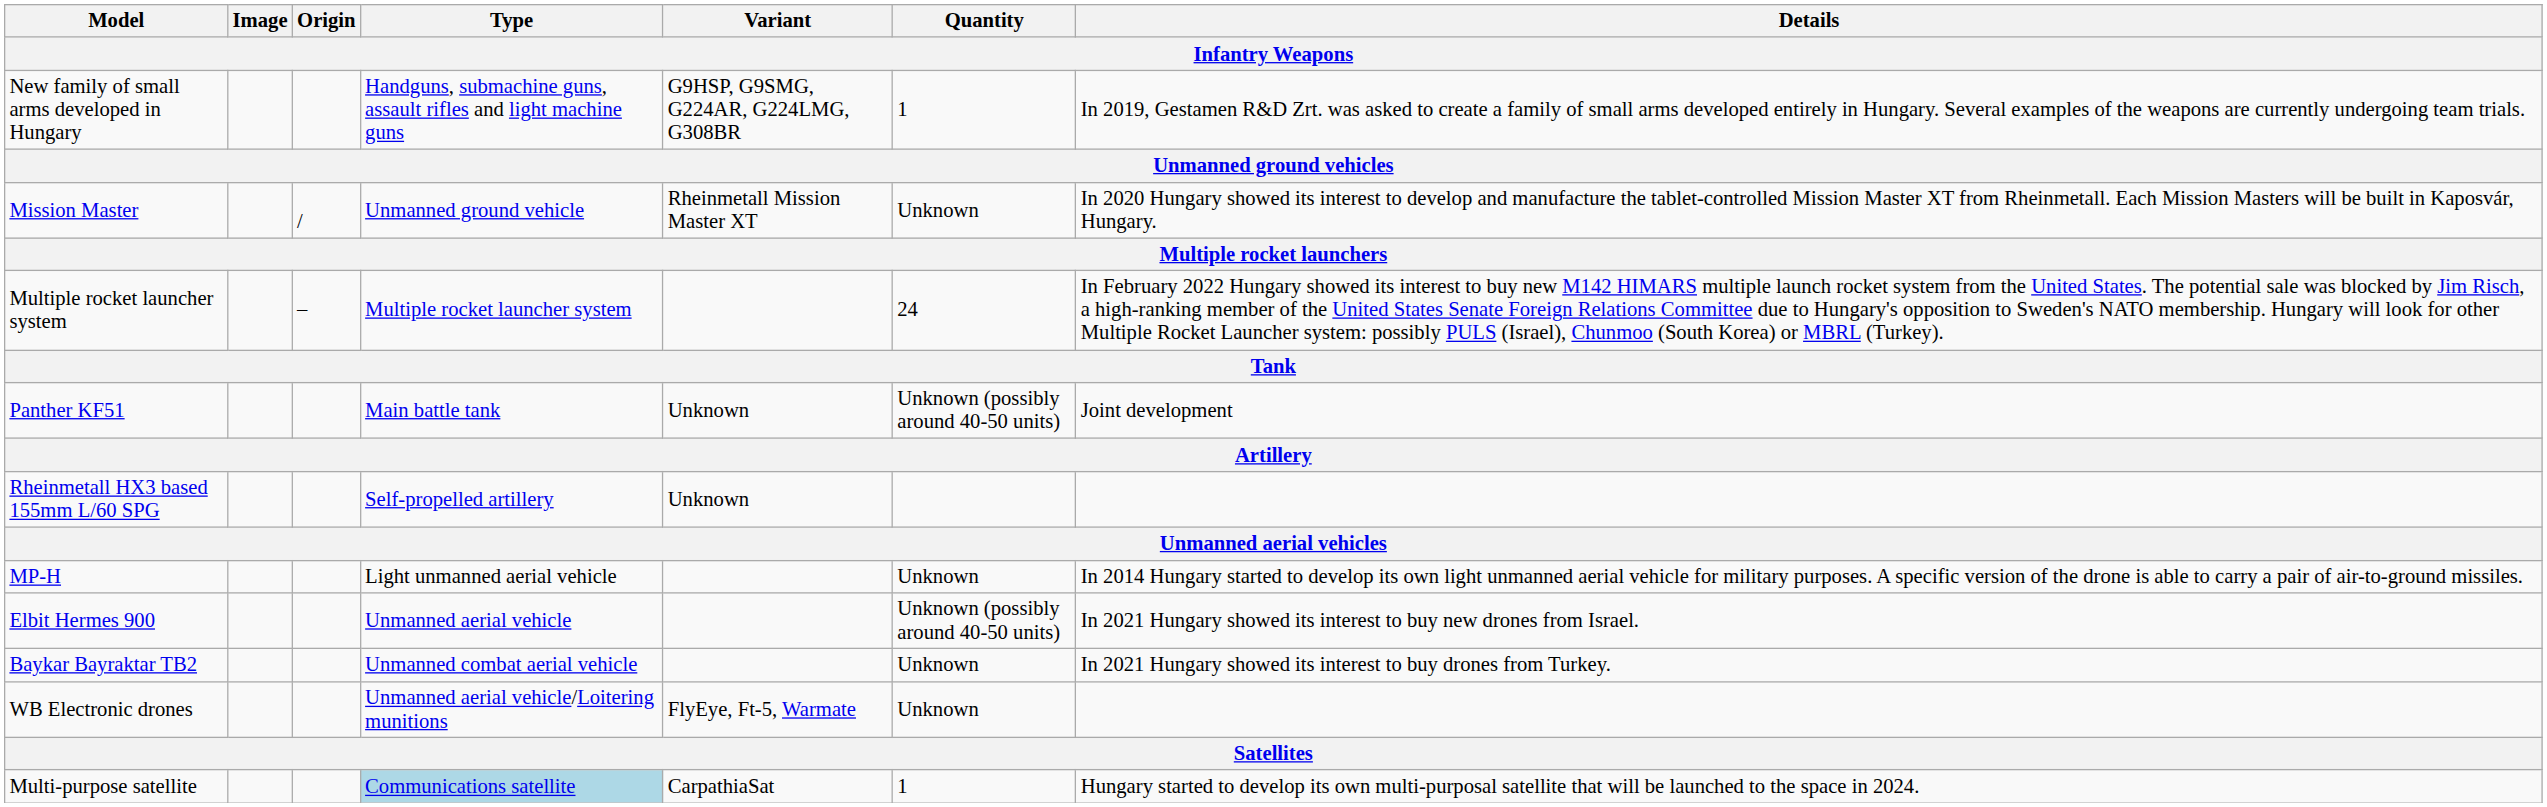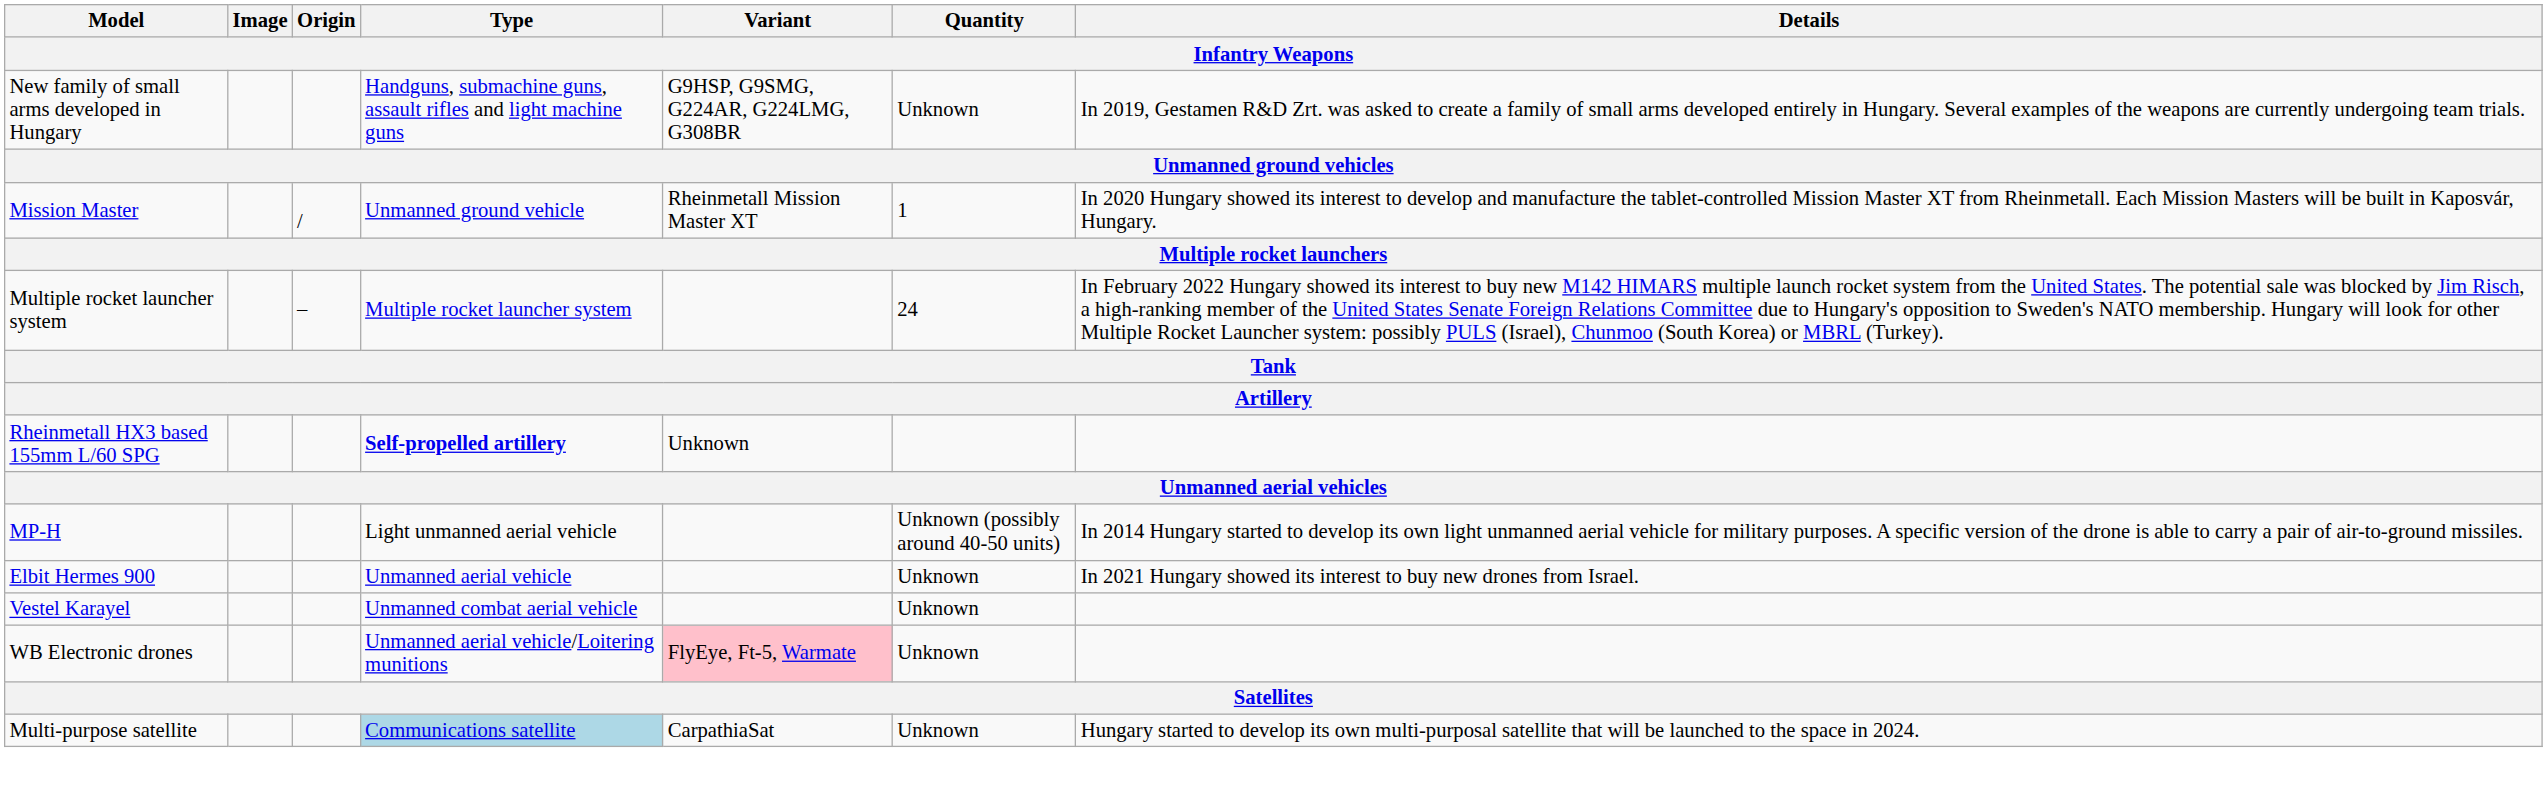(902, 109) 1 -> (938, 109) Unknown
(938, 209) Unknown -> (902, 209) 1
- row: (67, 410)
(459, 499) normal -> (466, 443) bold
(938, 576) Unknown -> (979, 531) Unknown (possibly around 40-50 units)
(979, 620) Unknown (possibly around 40-50 units) -> (938, 576) Unknown
+ row: (70, 608)
- row: (103, 664)
(762, 709) no background -> (762, 653) pink background
(902, 786) 1 -> (938, 730) Unknown
